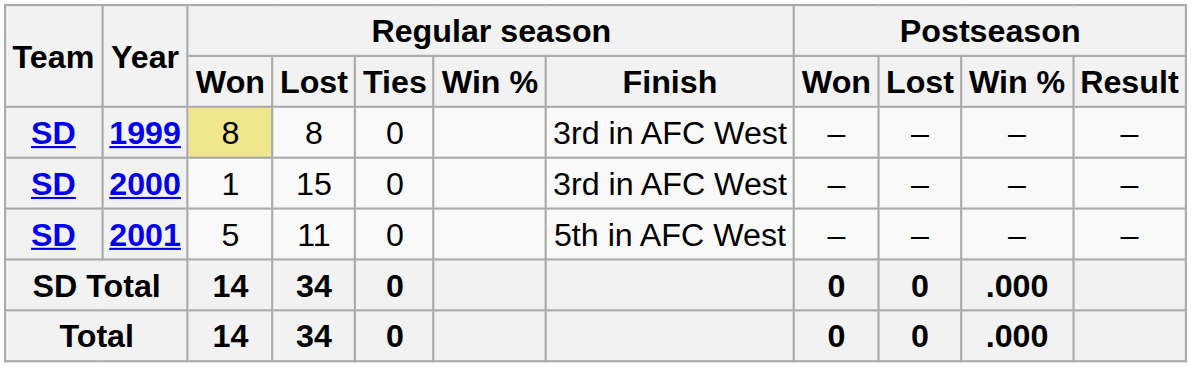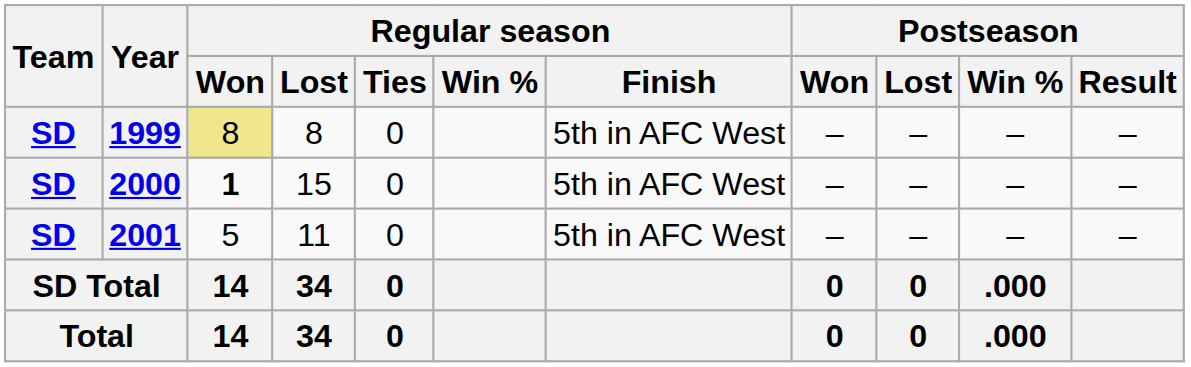(670, 133) 3rd in AFC West -> (669, 133) 5th in AFC West
(230, 184) normal -> (230, 184) bold
(670, 184) 3rd in AFC West -> (669, 184) 5th in AFC West
